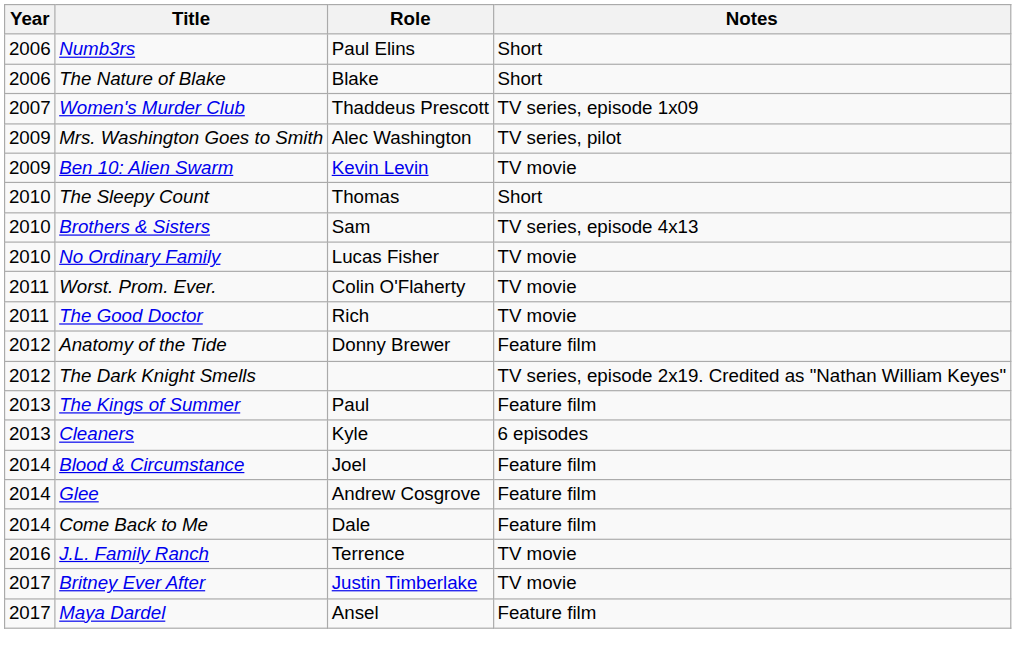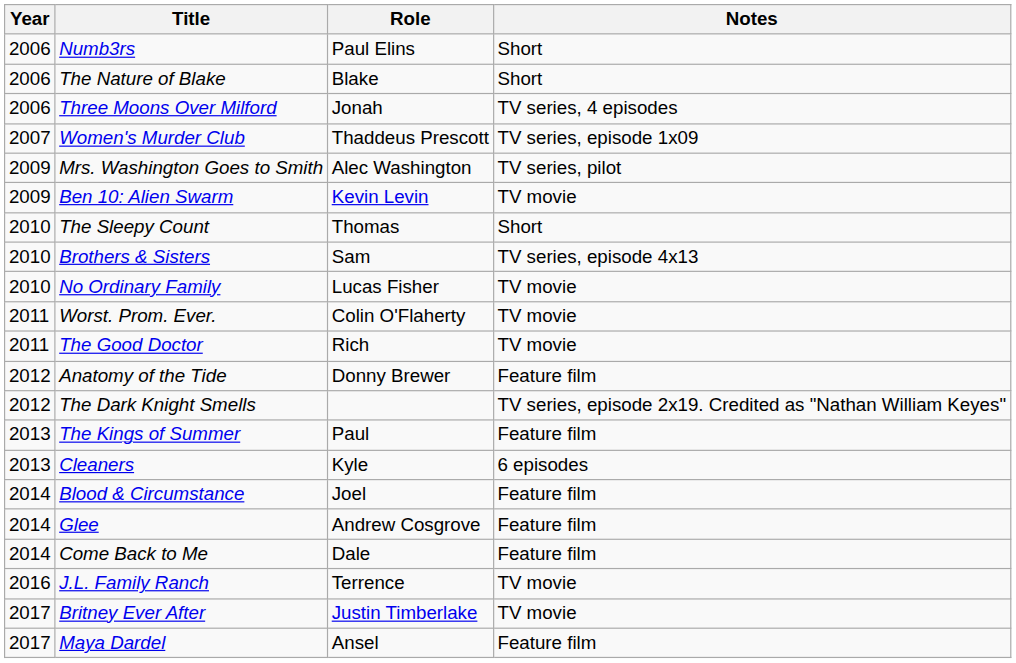+ row: (168, 108)
